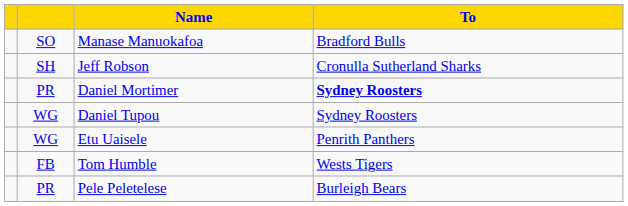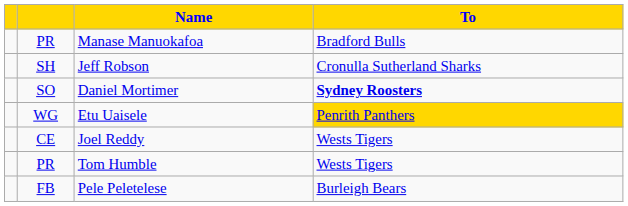(46, 41) SO -> (46, 41) PR
(46, 90) PR -> (46, 90) SO
- row: (118, 115)
(366, 139) no background -> (366, 115) gold background
+ row: (111, 139)
(46, 164) FB -> (46, 164) PR
(46, 188) PR -> (46, 188) FB
